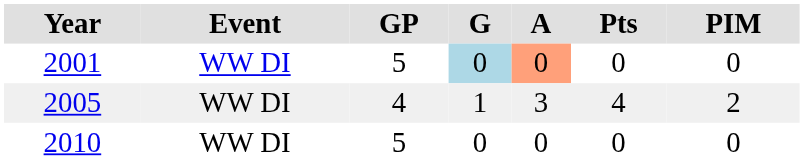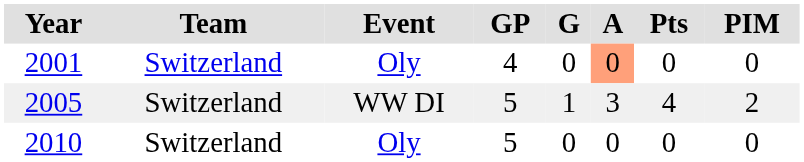+ column: (213, 23)
(245, 62) WW DI -> (399, 62) Oly
(399, 62) 5 -> (510, 62) 4
(480, 62) lightblue background -> (569, 62) no background
(399, 102) 4 -> (510, 102) 5
(245, 142) WW DI -> (399, 142) Oly
